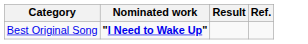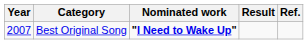+ column: (19, 13)
